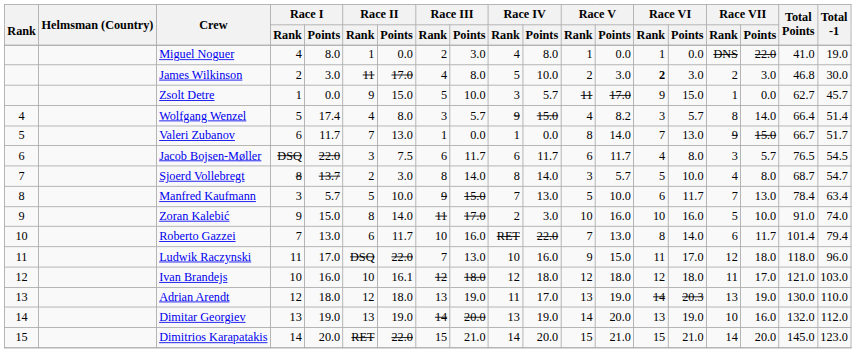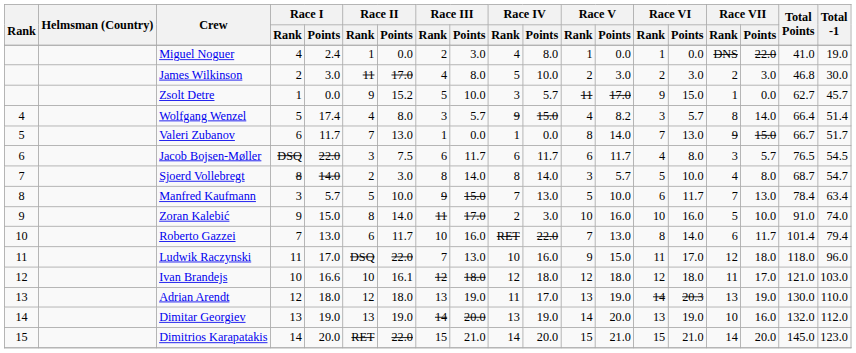(333, 55) 8.0 -> (333, 55) 2.4
(662, 75) bold -> (662, 75) normal
(402, 95) 15.0 -> (402, 95) 15.2
(329, 176) 13.7 -> (329, 176) 14.0
(329, 277) 16.0 -> (329, 277) 16.6
